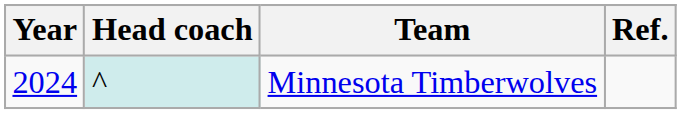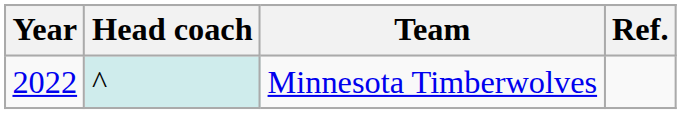(45, 81) 2024 -> (45, 81) 2022
